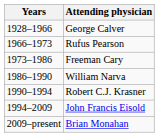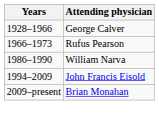- row: (94, 60)
- row: (106, 92)
